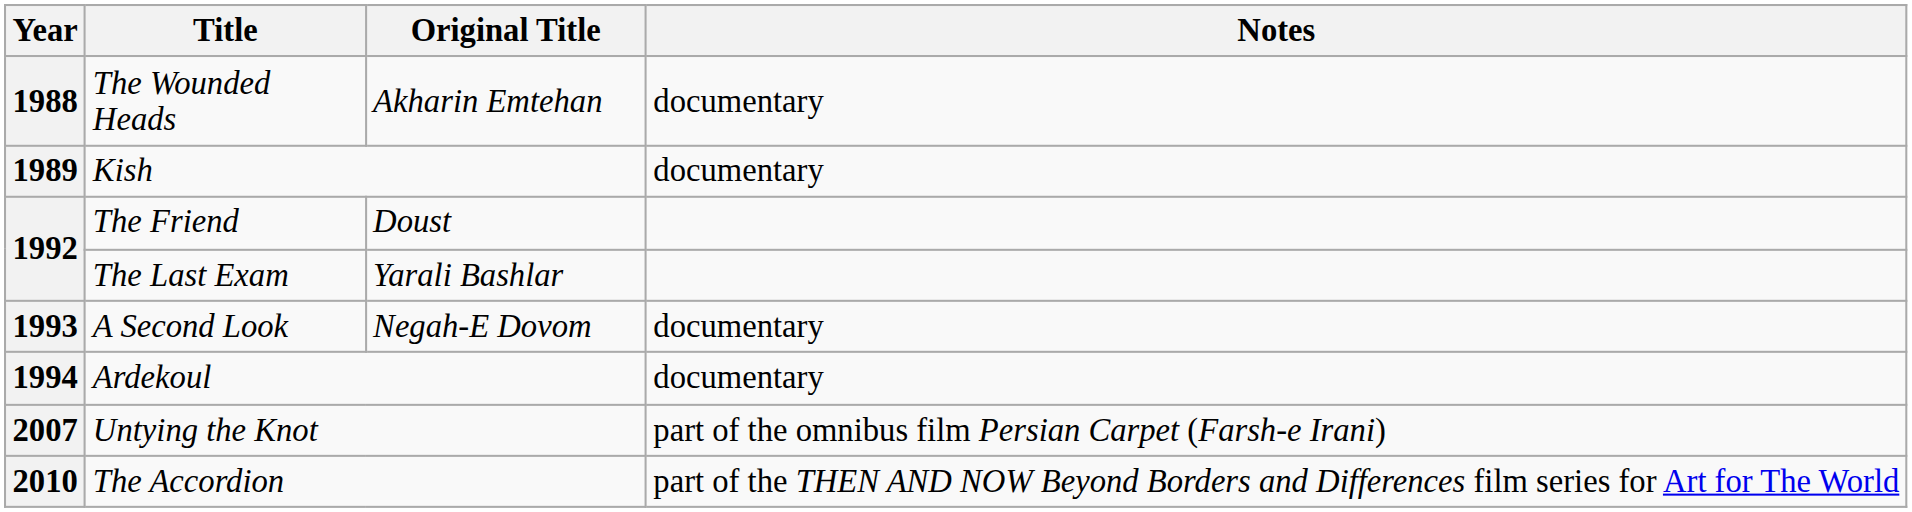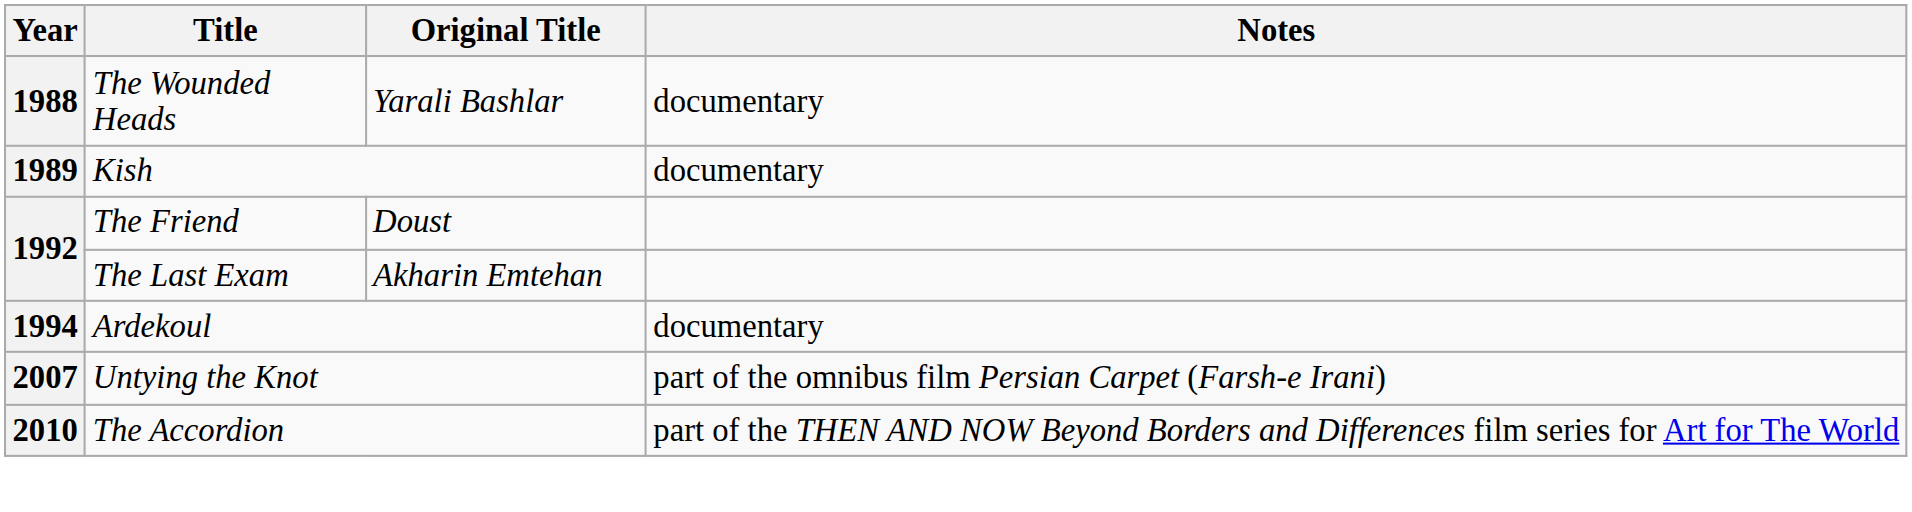(488, 100) Akharin Emtehan -> (468, 100) Yarali Bashlar
(468, 274) Yarali Bashlar -> (488, 274) Akharin Emtehan
- row: (190, 325)
